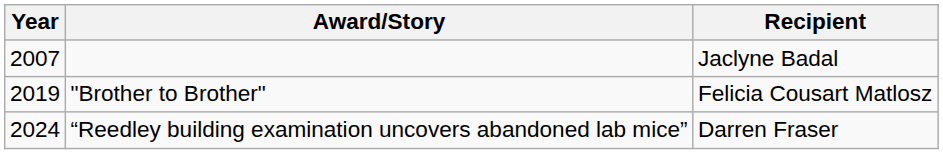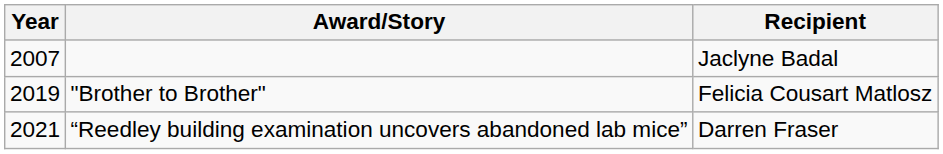(35, 129) 2024 -> (35, 129) 2021
